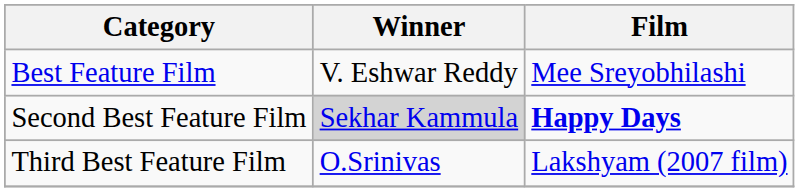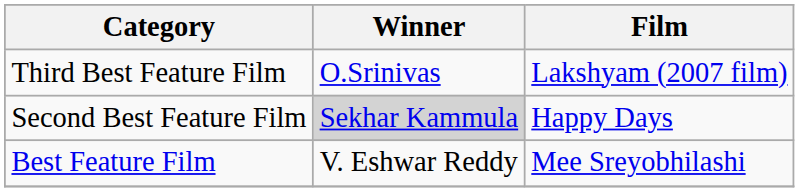rows swapped: (113, 72) <-> (149, 162)
(606, 117) bold -> (602, 117) normal
